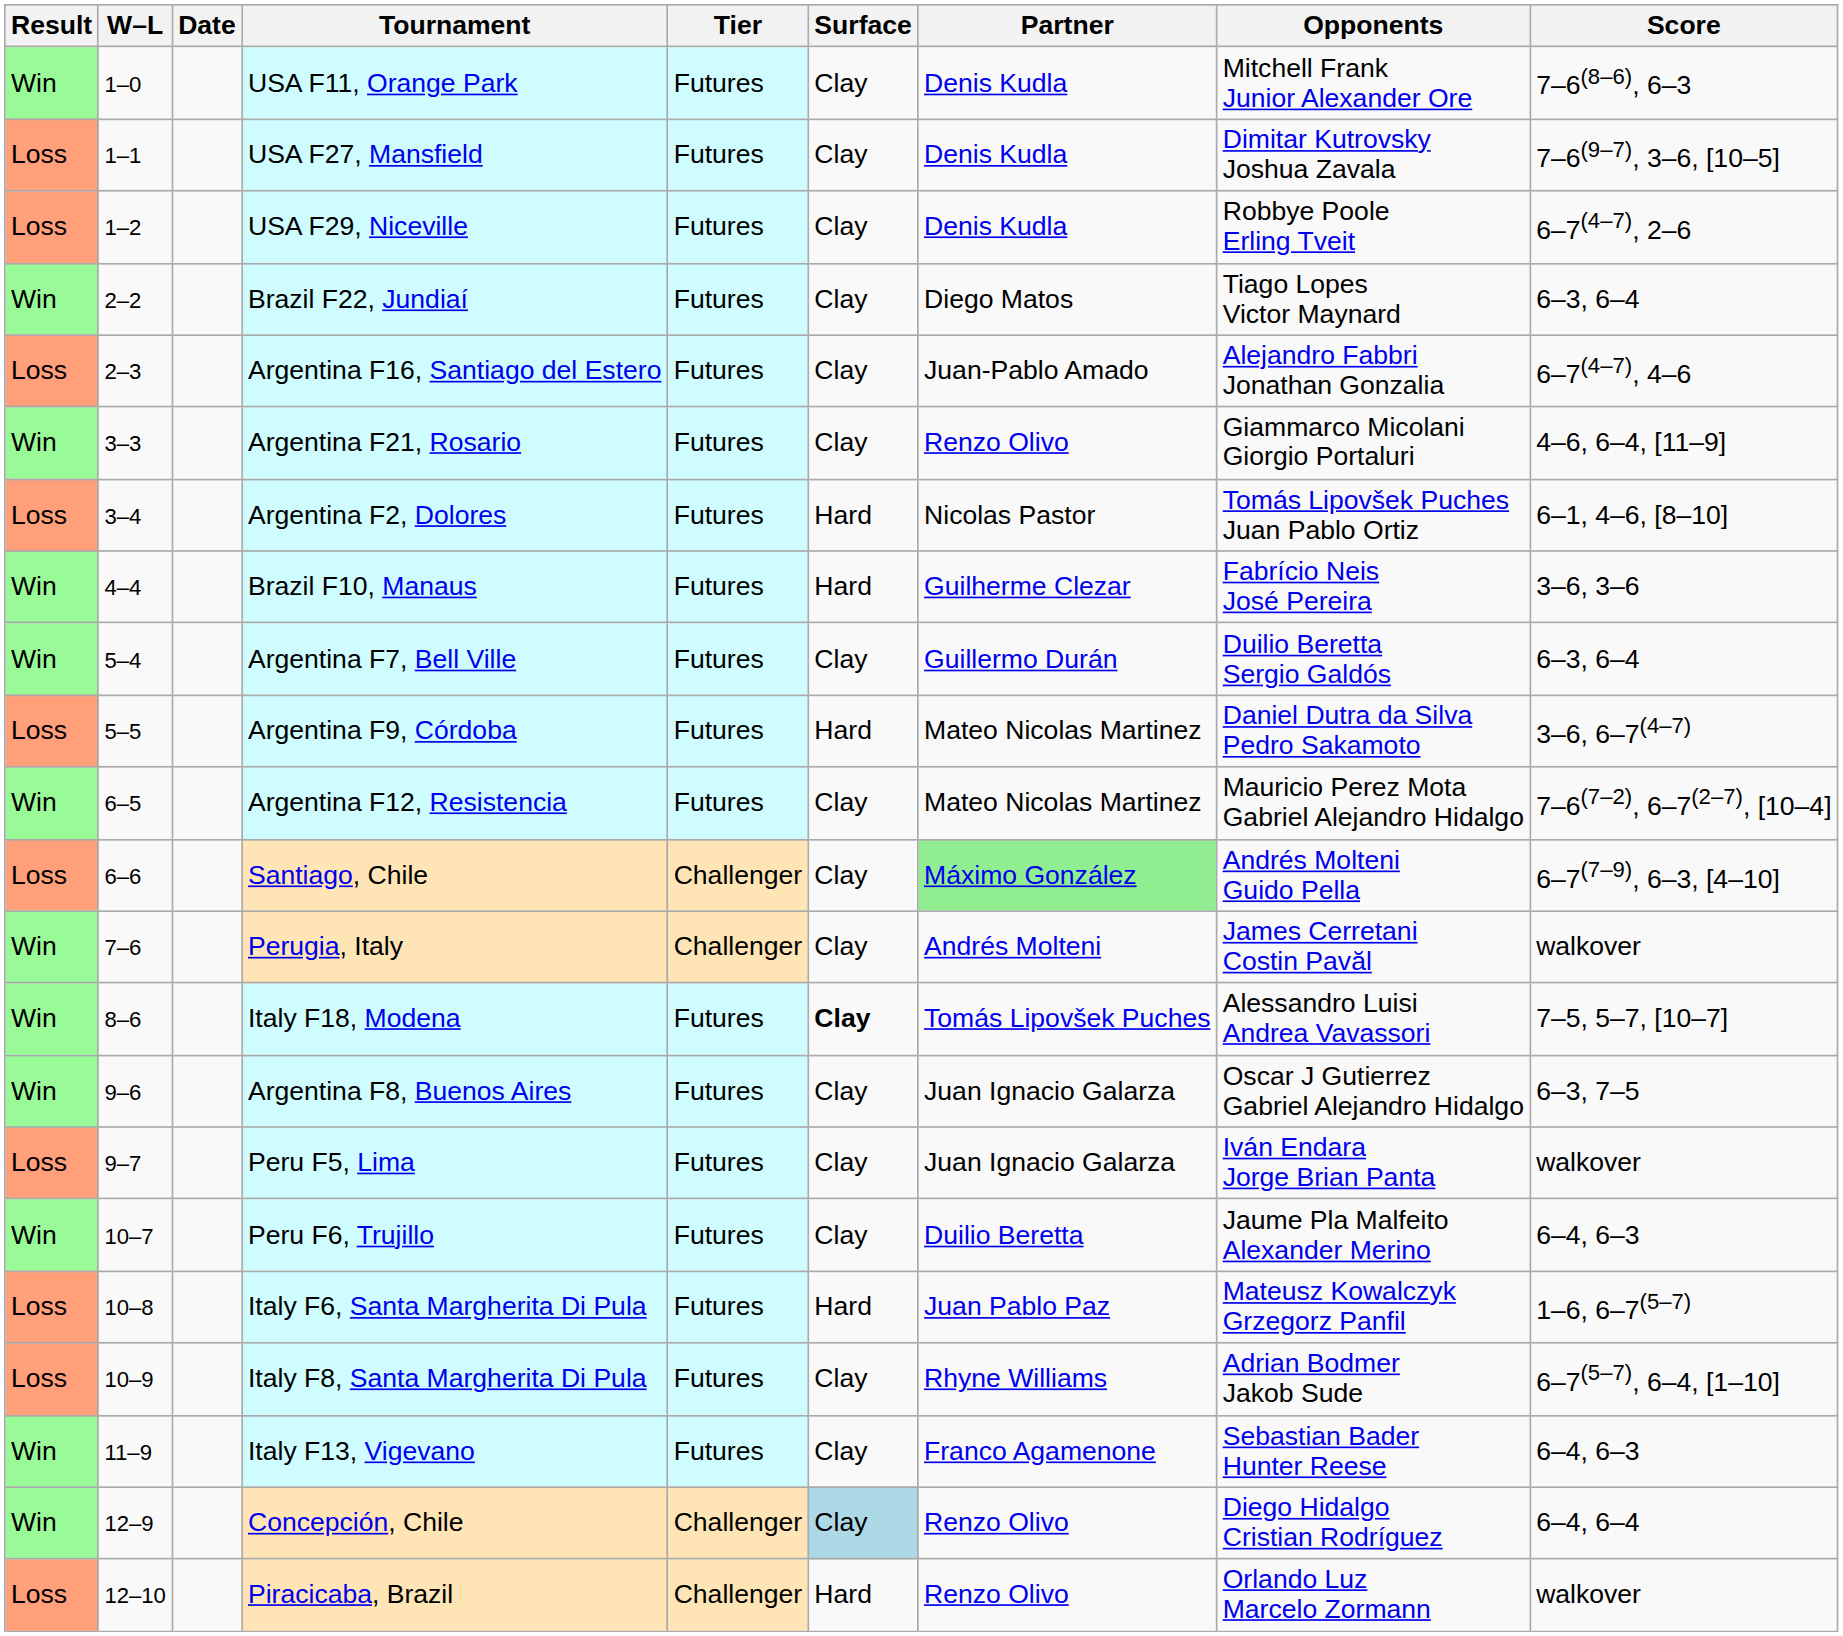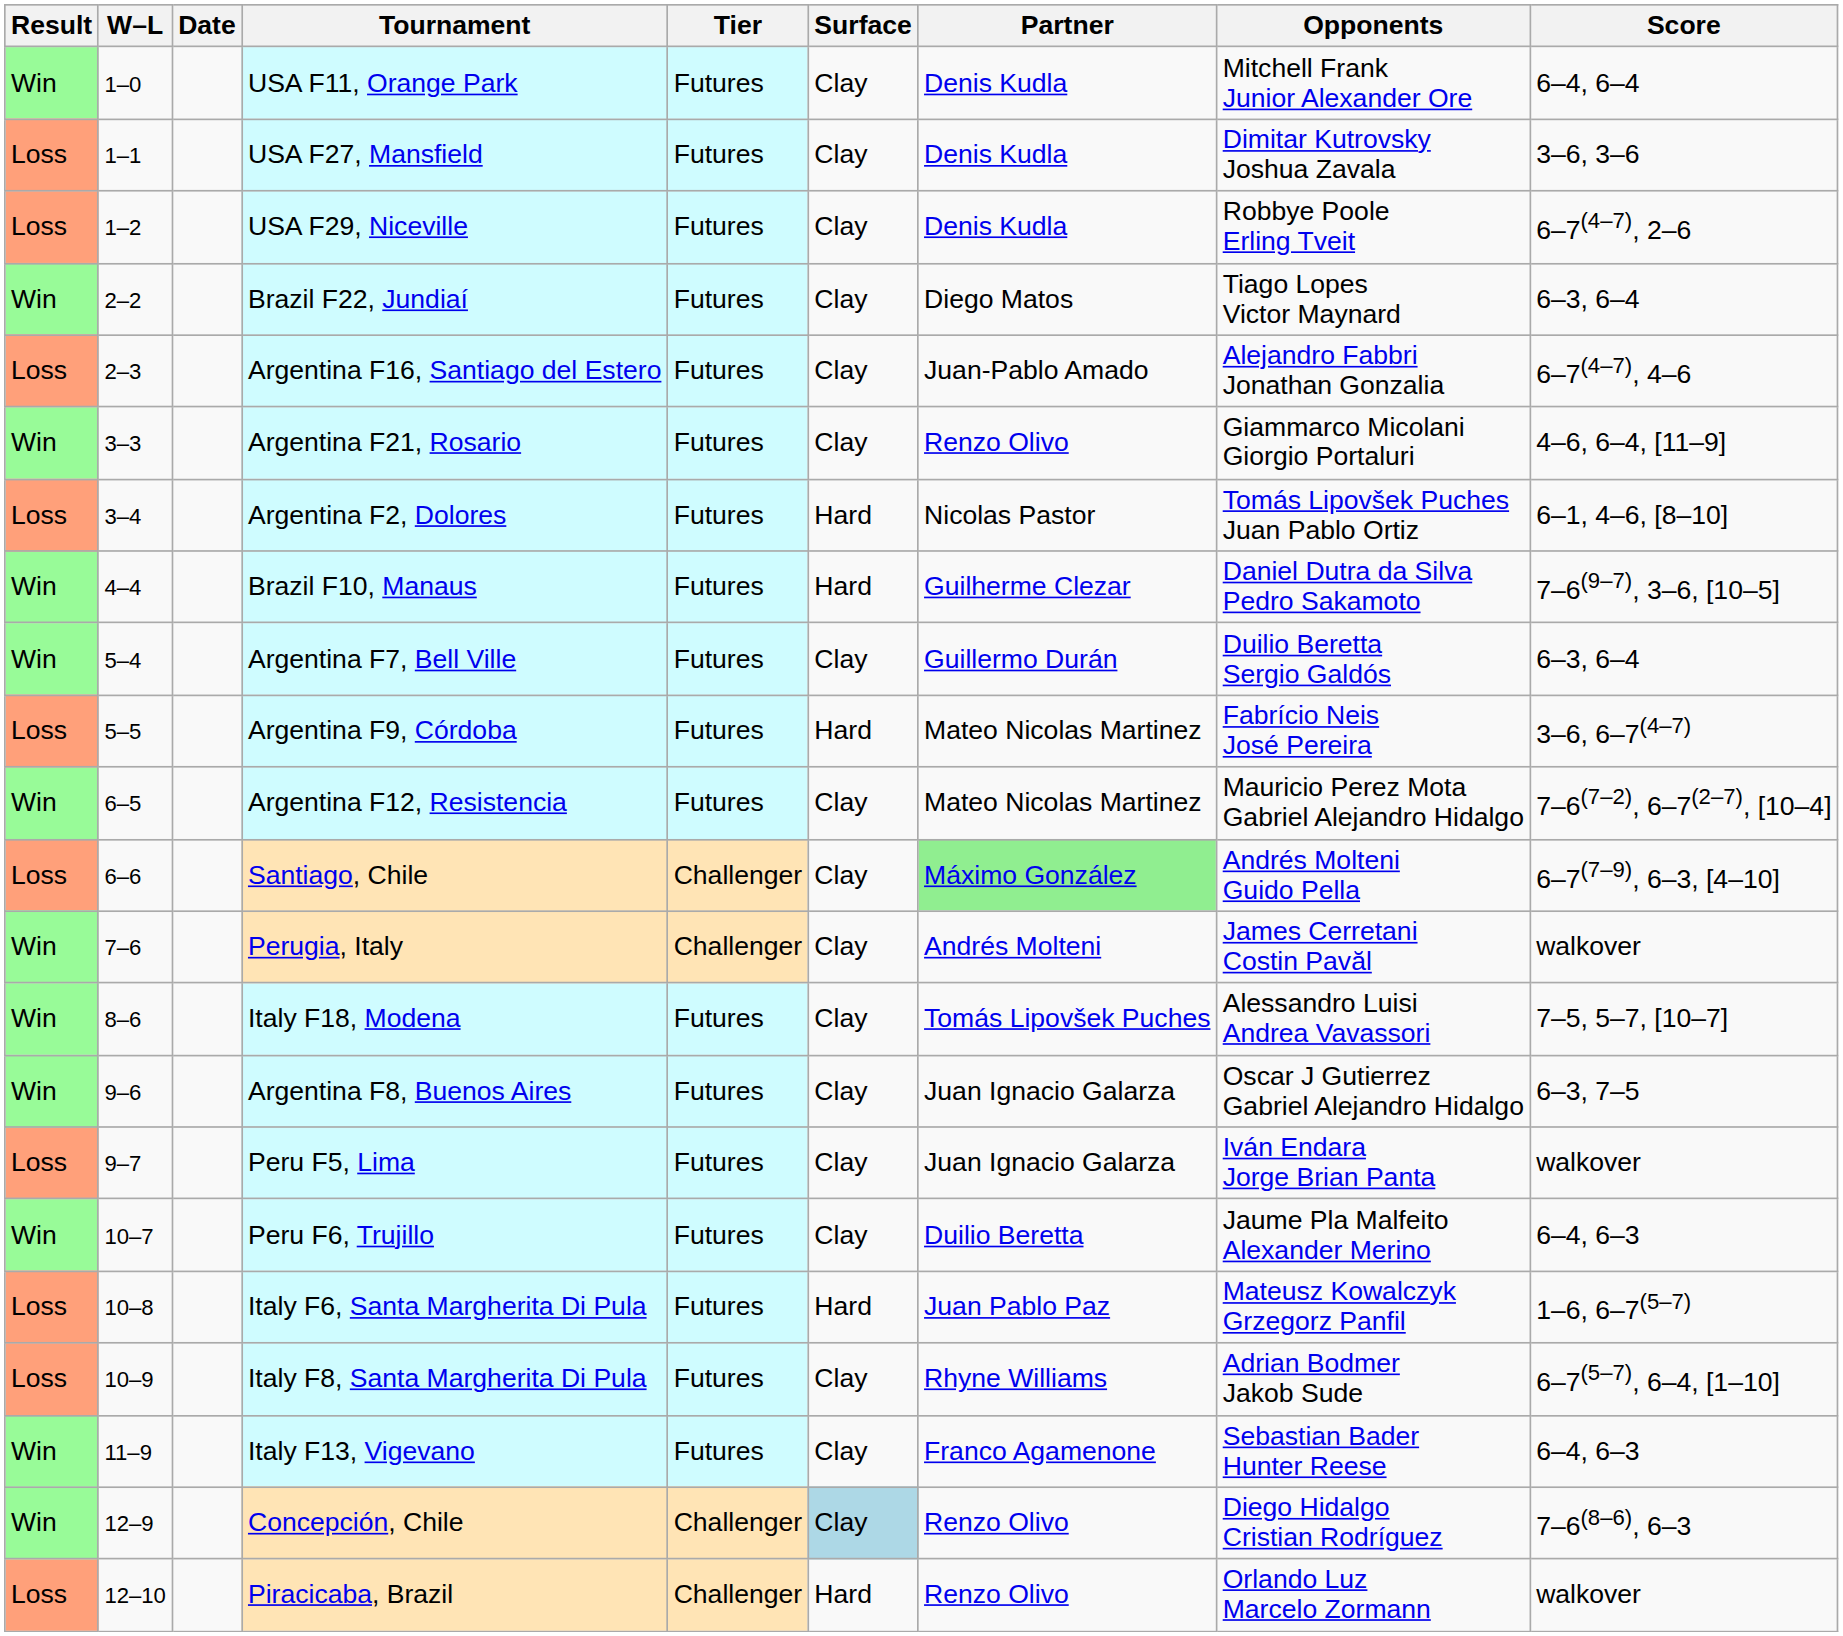(1614, 82) 7–6(8–6), 6–3 -> (1588, 82) 6–4, 6–4
(1658, 154) 7–6(9–7), 3–6, [10–5] -> (1588, 154) 3–6, 3–6
(1301, 586) Fabrício Neis José Pereira -> (1347, 586) Daniel Dutra da Silva Pedro Sakamoto
(1588, 586) 3–6, 3–6 -> (1658, 586) 7–6(9–7), 3–6, [10–5]
(1347, 730) Daniel Dutra da Silva Pedro Sakamoto -> (1301, 730) Fabrício Neis José Pereira
(842, 1018) bold -> (841, 1018) normal
(1588, 1522) 6–4, 6–4 -> (1614, 1522) 7–6(8–6), 6–3
